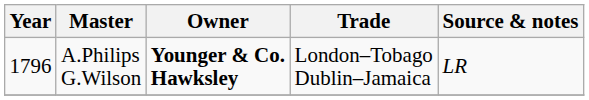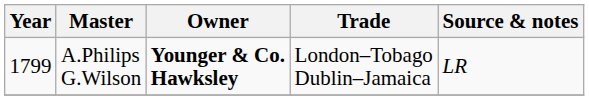(30, 66) 1796 -> (30, 66) 1799
